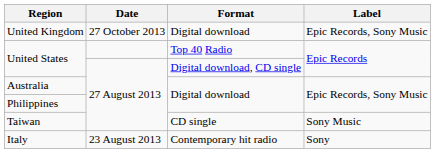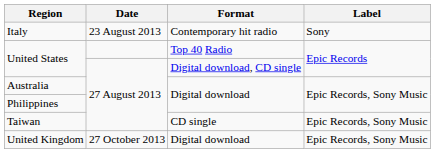rows swapped: (17, 139) <-> (45, 31)
(334, 121) Sony Music -> (367, 121) Epic Records, Sony Music
